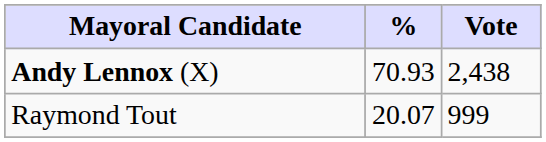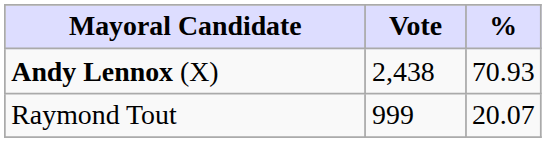columns swapped: (491, 26) <-> (403, 26)
